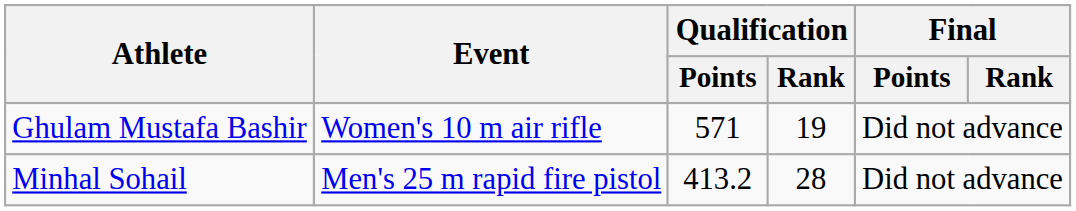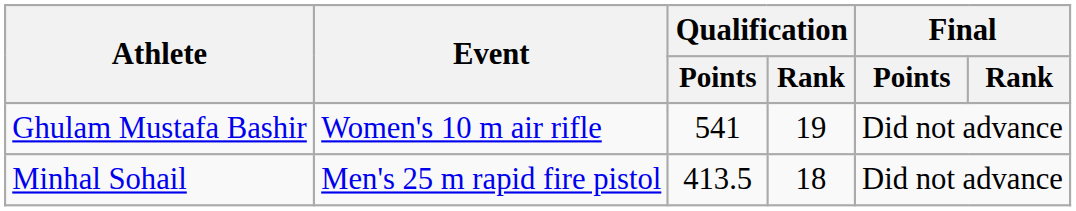(718, 128) 571 -> (718, 128) 541
(718, 179) 413.2 -> (718, 179) 413.5
(811, 179) 28 -> (811, 179) 18
